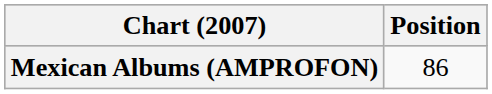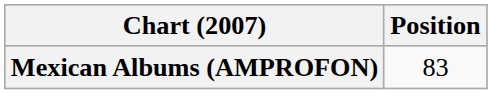(435, 66) 86 -> (435, 66) 83
